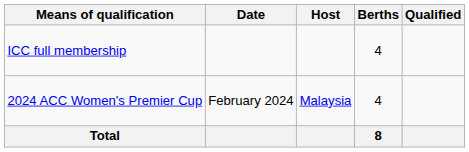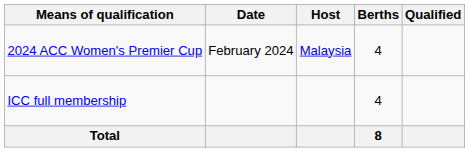rows swapped: (67, 50) <-> (105, 100)
